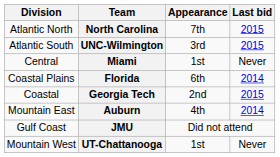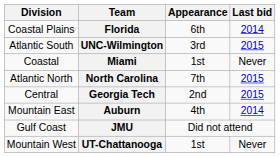rows swapped: (122, 29) <-> (122, 78)
(41, 62) Central -> (41, 62) Coastal
(41, 95) Coastal -> (41, 95) Central
